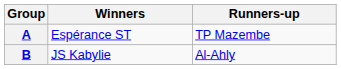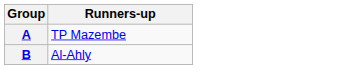- column: (120, 14)
